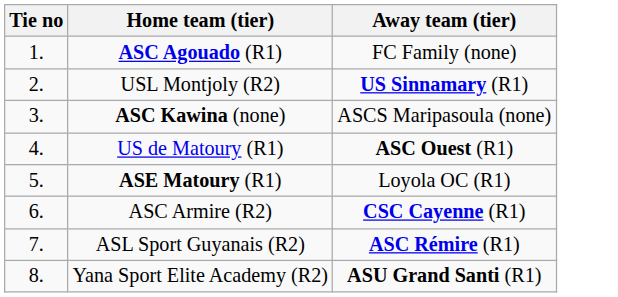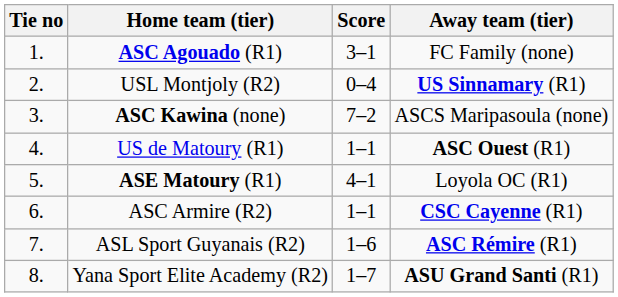+ column: (361, 20)
